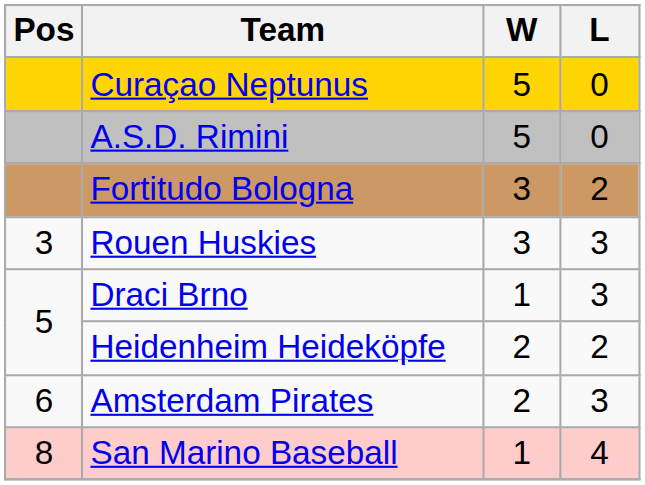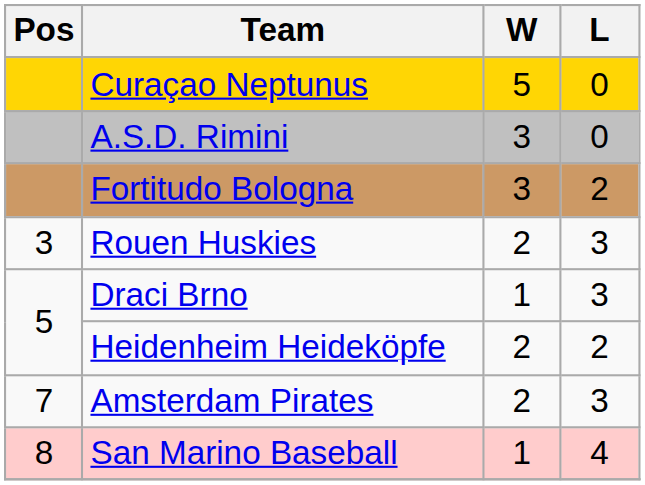(522, 136) 5 -> (522, 136) 3
(522, 242) 3 -> (522, 242) 2
(44, 400) 6 -> (44, 400) 7
